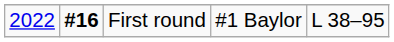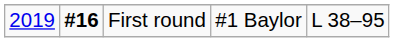(32, 20) 2022 -> (32, 20) 2019
